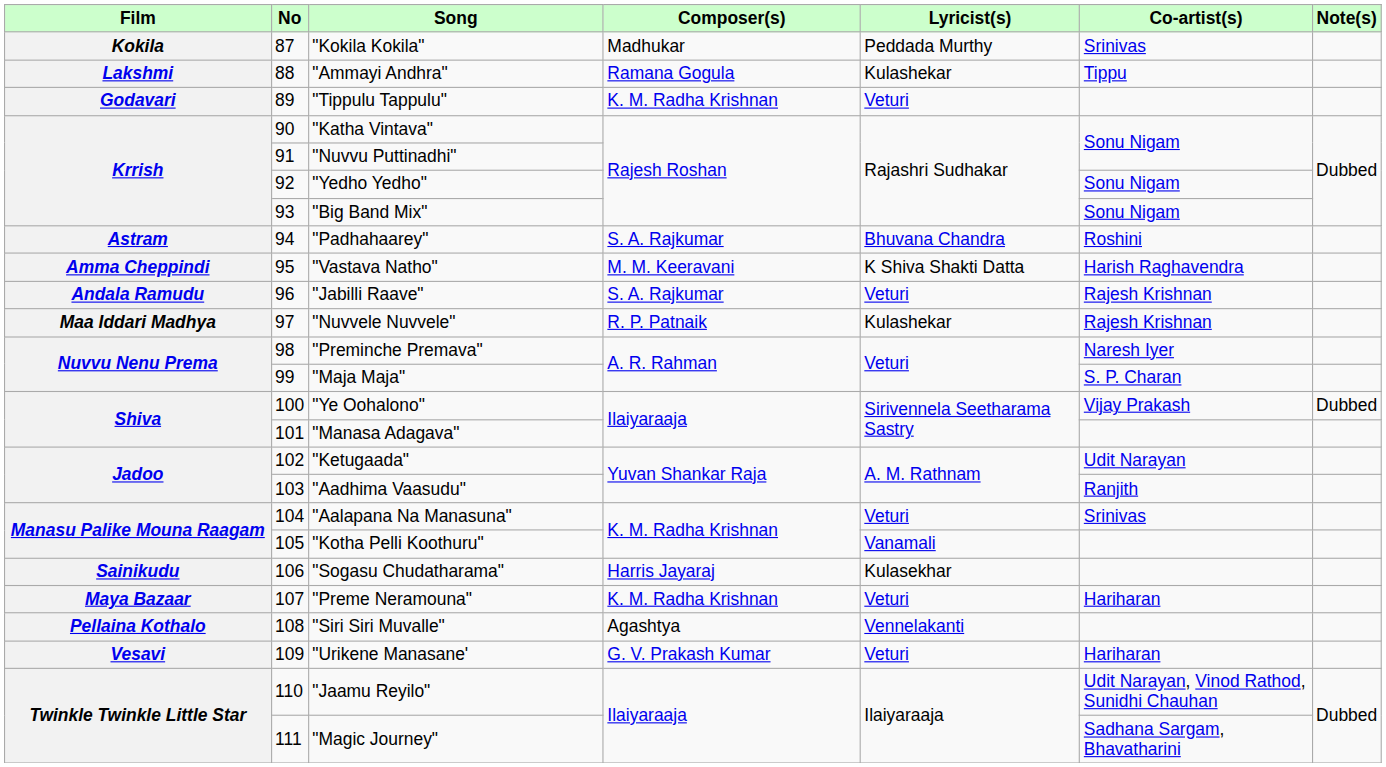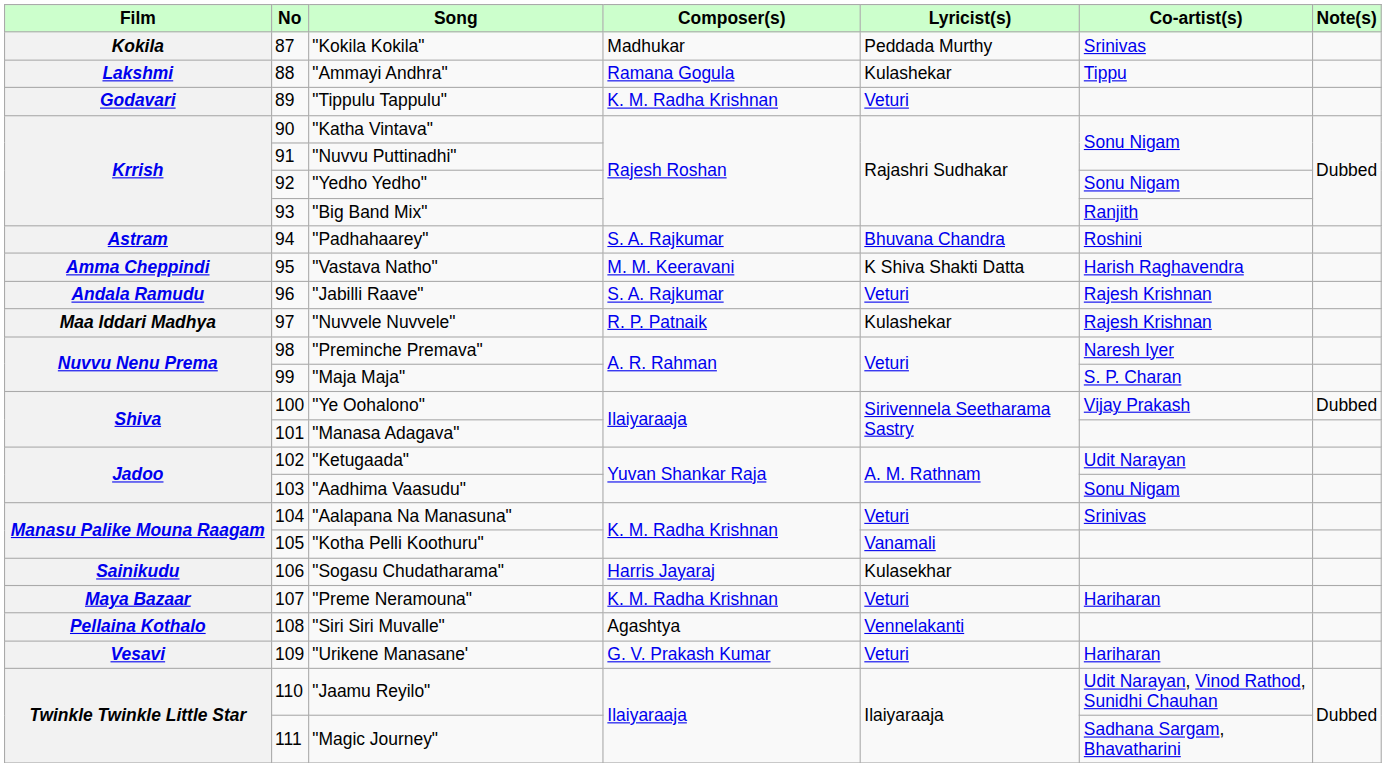(1132, 211) Sonu Nigam -> (1111, 211) Ranjith
(1111, 488) Ranjith -> (1132, 488) Sonu Nigam
